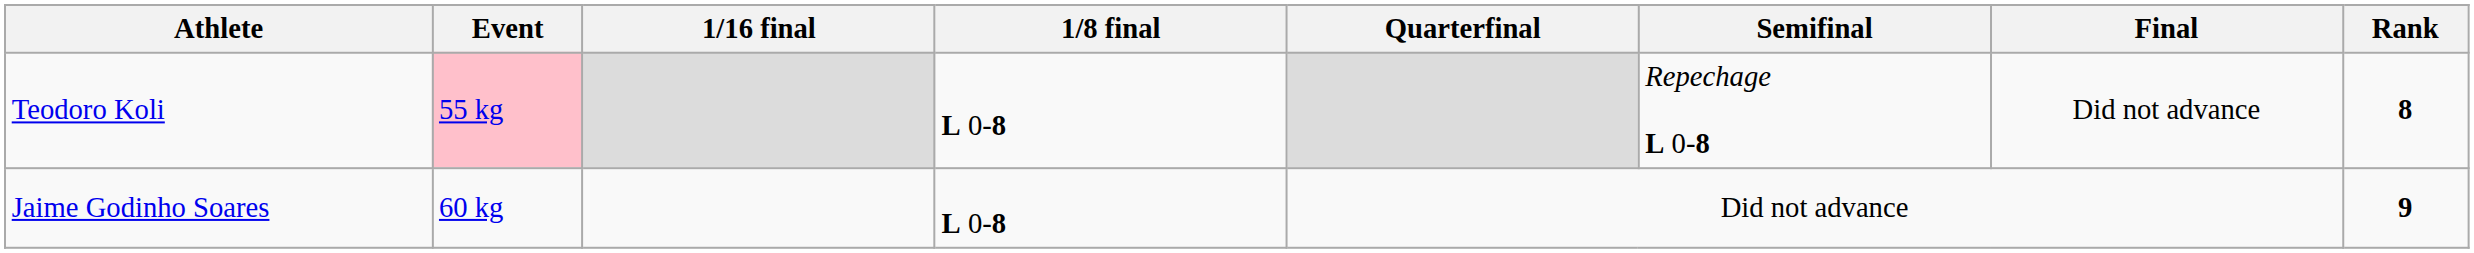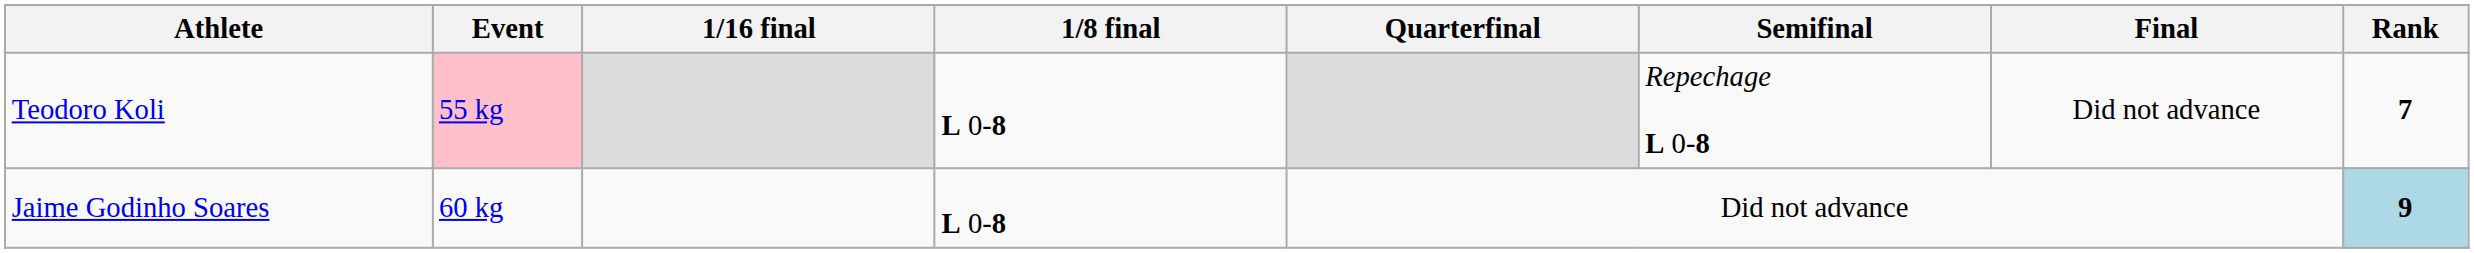(2405, 109) 8 -> (2405, 109) 7
(2405, 207) no background -> (2405, 207) lightblue background
